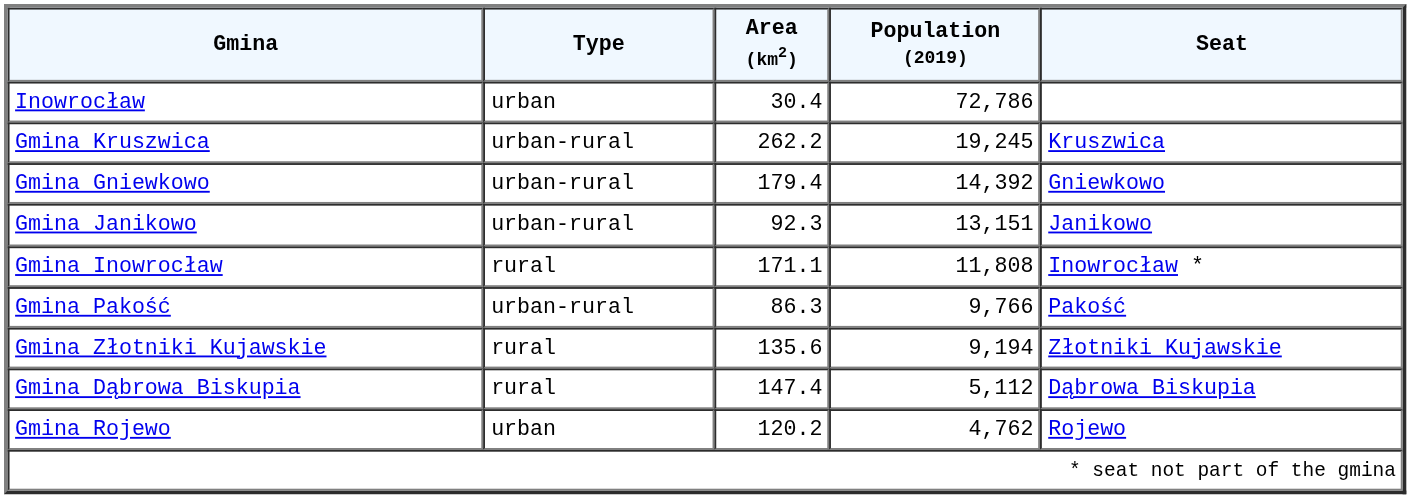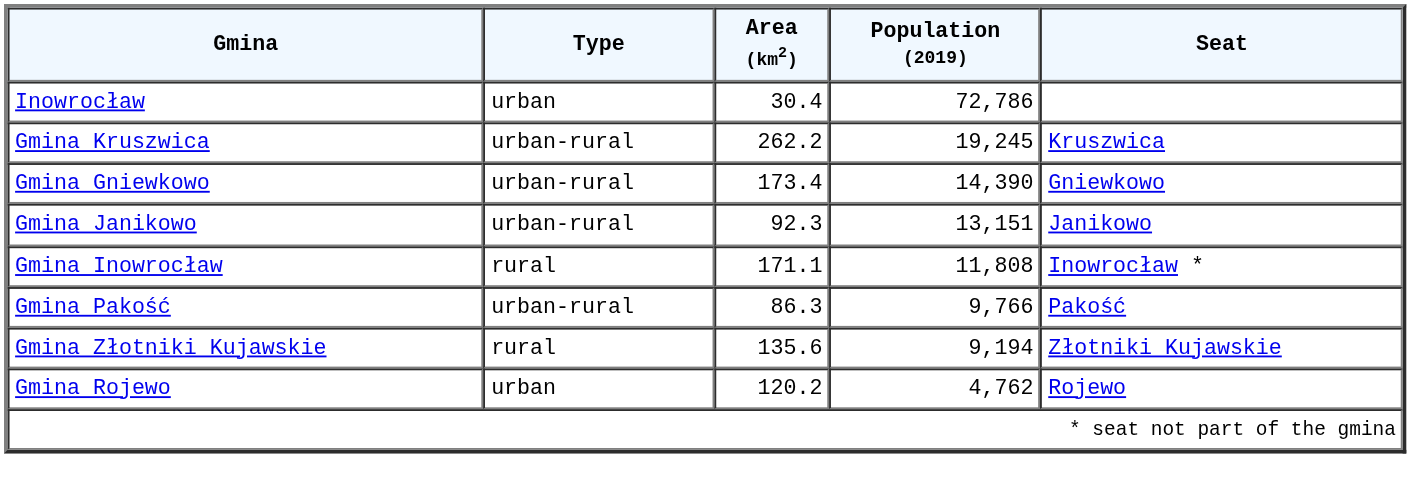(790, 184) 179.4 -> (790, 184) 173.4
(995, 184) 14,392 -> (995, 184) 14,390
- row: (158, 388)
